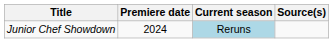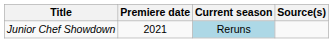(155, 29) 2024 -> (155, 29) 2021
